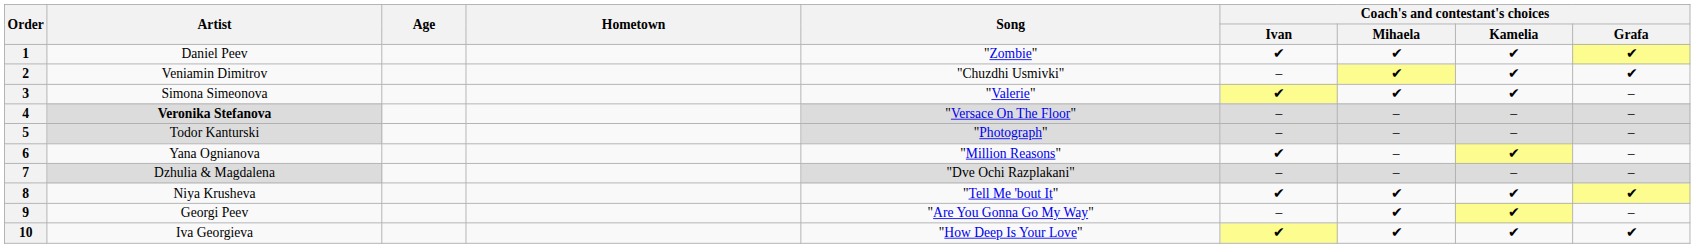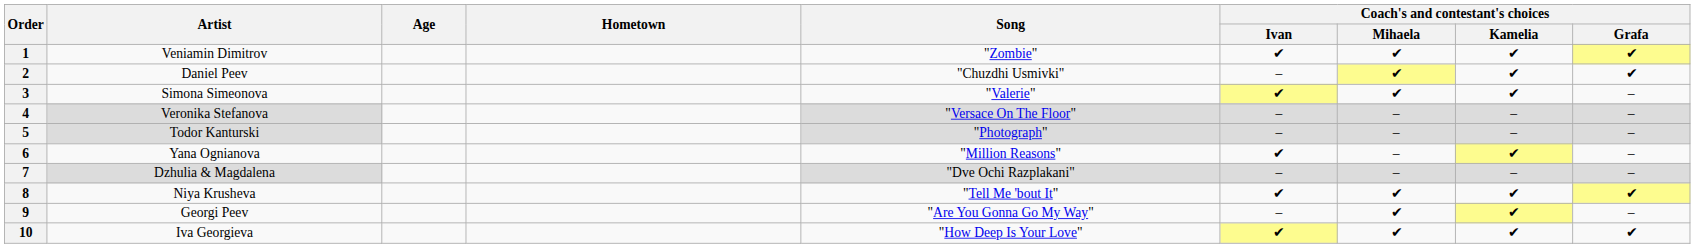(215, 54) Daniel Peev -> (215, 54) Veniamin Dimitrov
(215, 74) Veniamin Dimitrov -> (215, 74) Daniel Peev
(215, 113) bold -> (215, 113) normal
